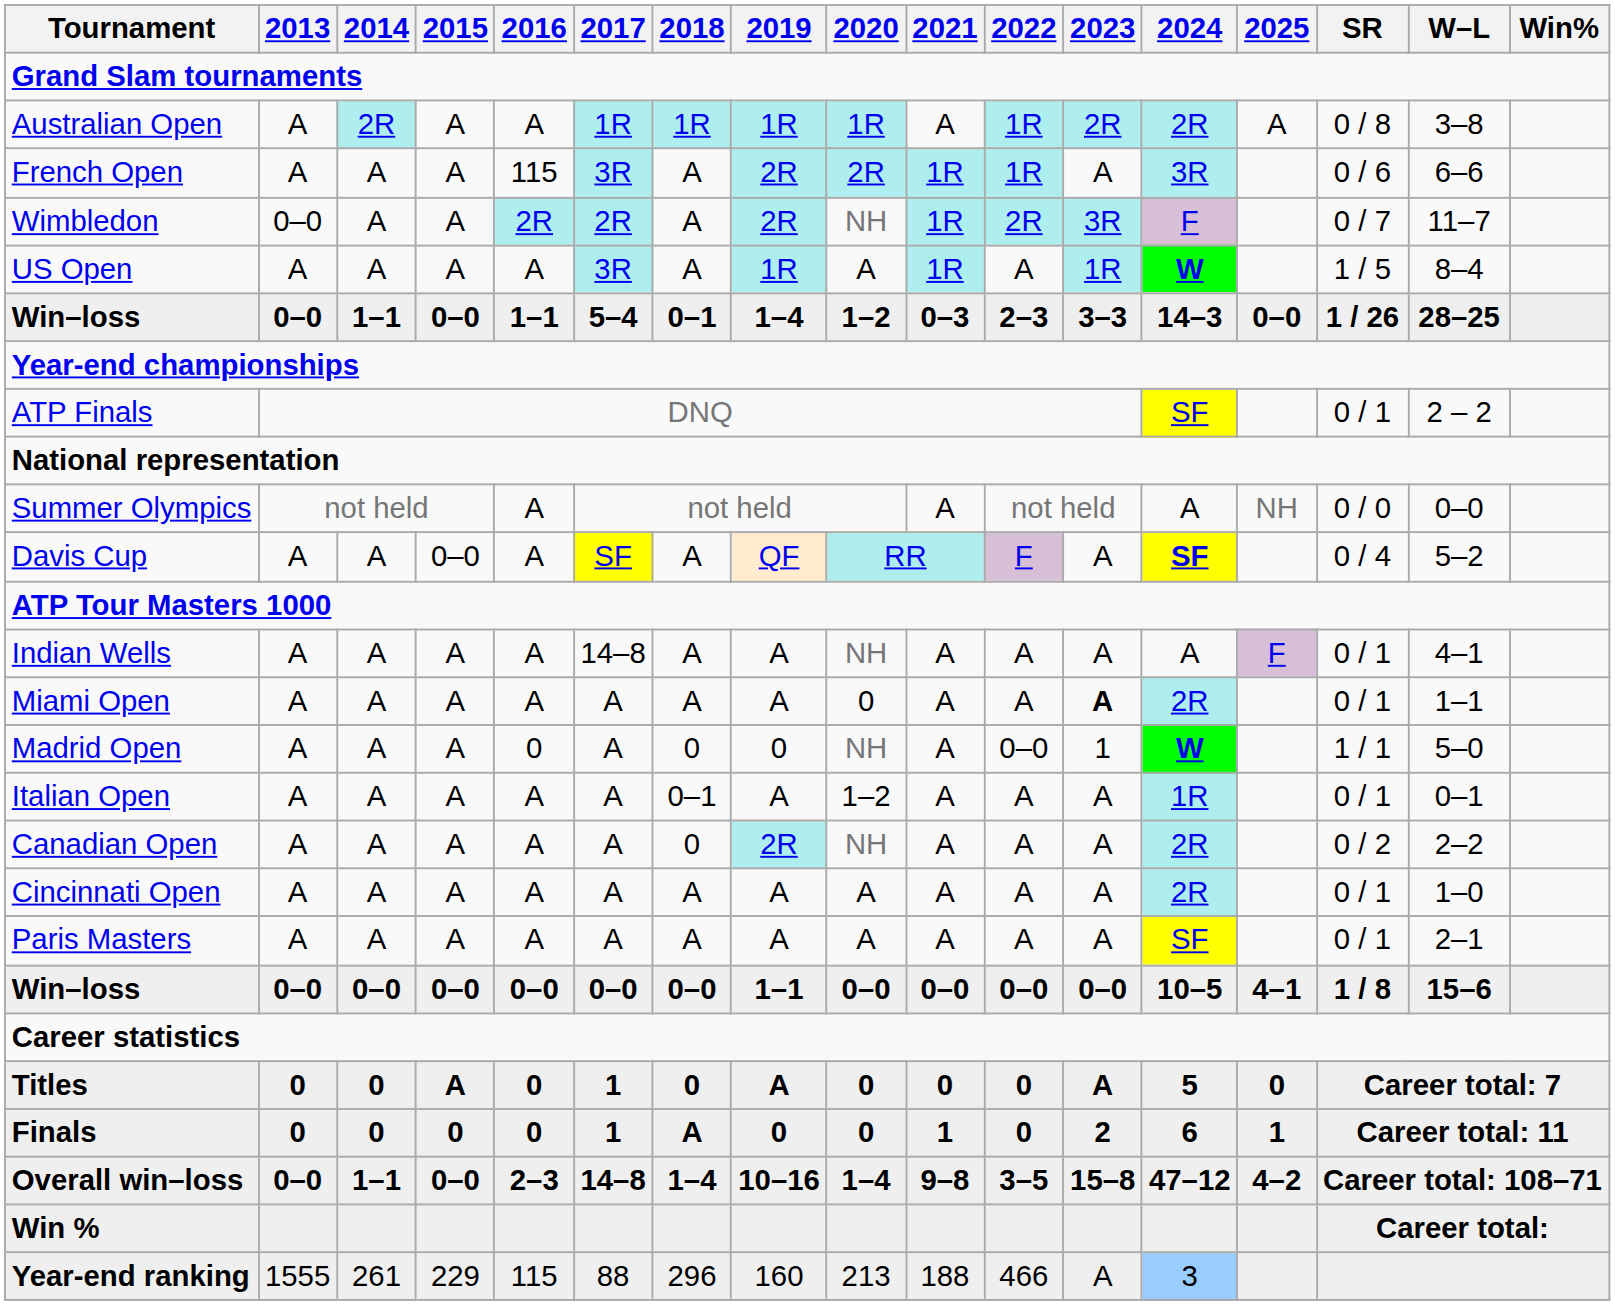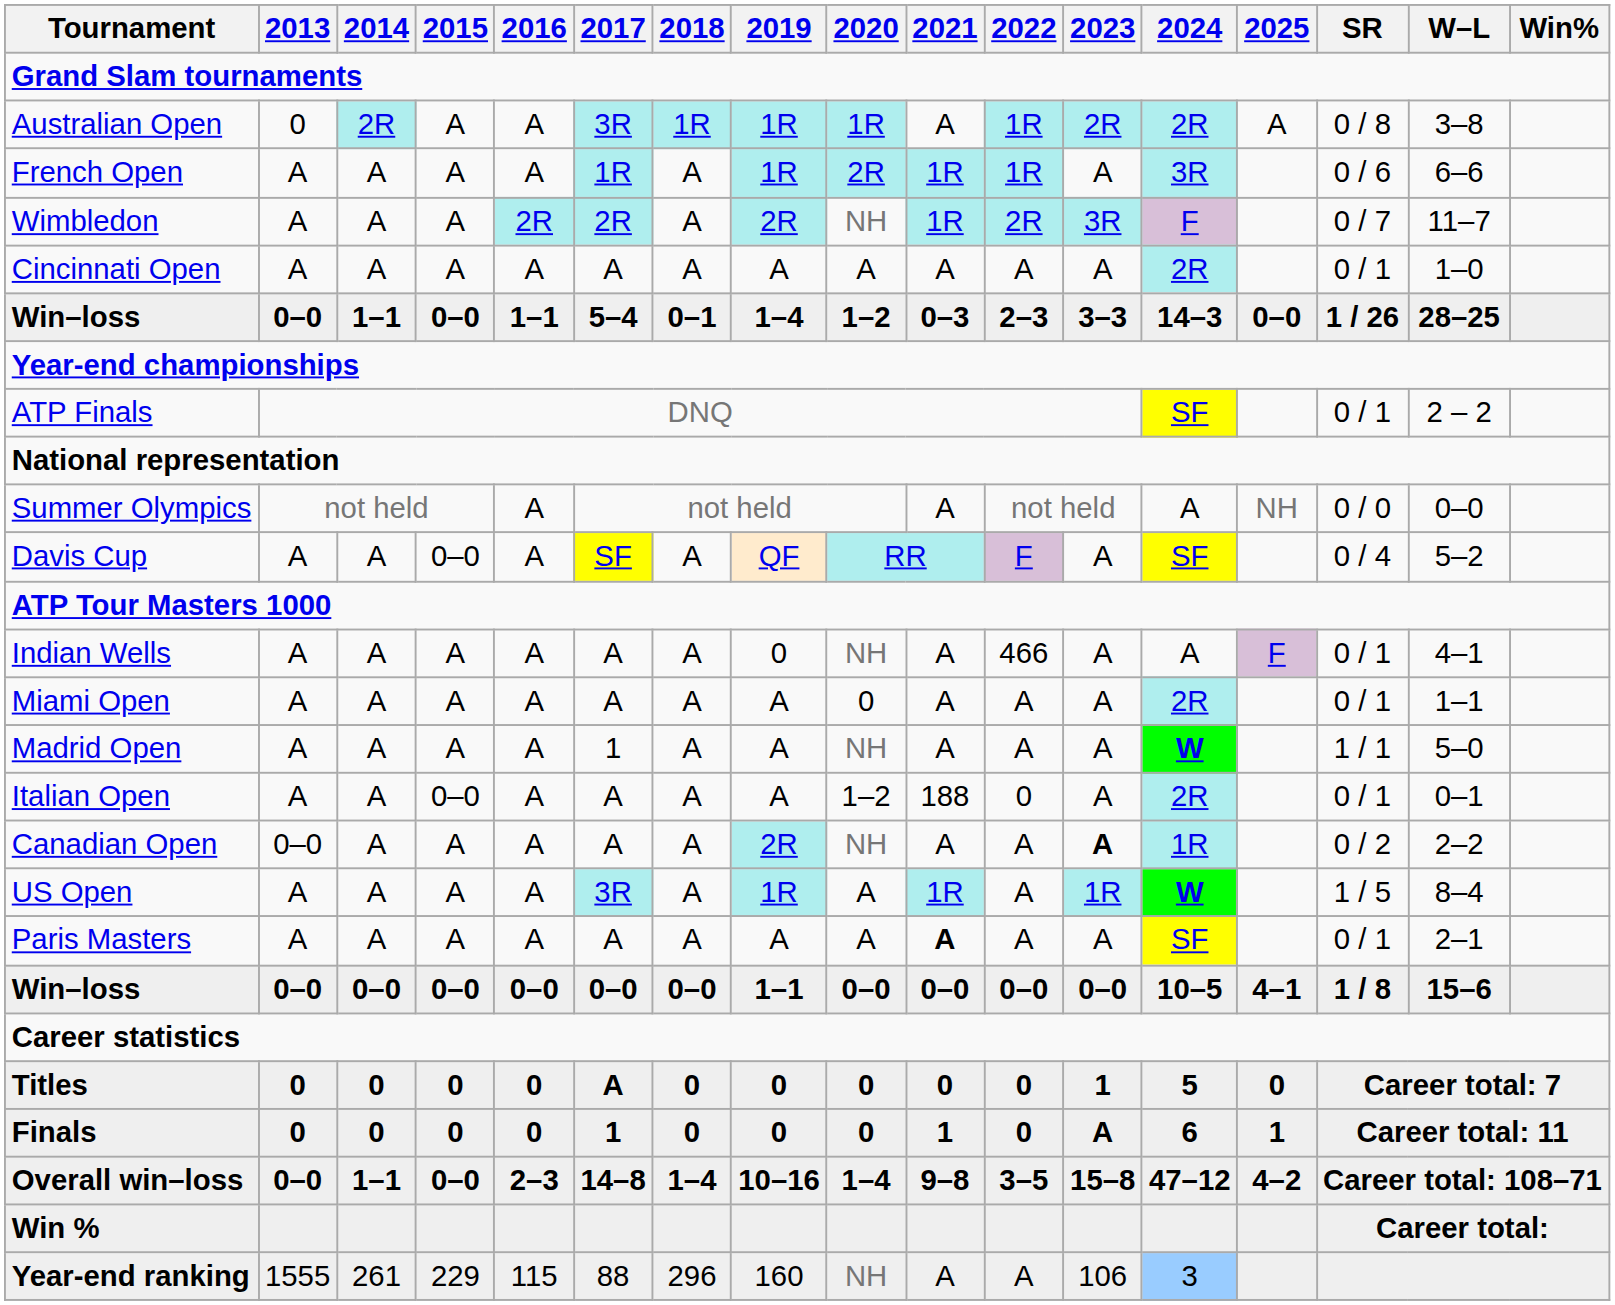(298, 124) A -> (298, 124) 0
(613, 124) 1R -> (613, 124) 3R
(534, 172) 115 -> (534, 172) A
(613, 172) 3R -> (613, 172) 1R
(779, 172) 2R -> (779, 172) 1R
(298, 220) 0–0 -> (298, 220) A
rows swapped: (72, 268) <-> (116, 892)
(1190, 556) bold -> (1190, 556) normal
(613, 652) 14–8 -> (613, 652) A
(779, 652) A -> (779, 652) 0
(1024, 652) A -> (1024, 652) 466
(1103, 700) bold -> (1103, 700) normal
(534, 748) 0 -> (534, 748) A
(613, 748) A -> (613, 748) 1
(692, 748) 0 -> (692, 748) A
(779, 748) 0 -> (779, 748) A
(1024, 748) 0–0 -> (1024, 748) A
(1103, 748) 1 -> (1103, 748) A
(455, 796) A -> (455, 796) 0–0
(692, 796) 0–1 -> (692, 796) A
(945, 796) A -> (945, 796) 188
(1024, 796) A -> (1024, 796) 0
(1190, 796) 1R -> (1190, 796) 2R
(298, 844) A -> (298, 844) 0–0
(692, 844) 0 -> (692, 844) A
(1103, 844) normal -> (1103, 844) bold
(1190, 844) 2R -> (1190, 844) 1R
(945, 940) normal -> (945, 940) bold
(455, 1084) A -> (455, 1084) 0
(613, 1084) 1 -> (613, 1084) A
(779, 1084) A -> (779, 1084) 0
(1103, 1084) A -> (1103, 1084) 1
(692, 1132) A -> (692, 1132) 0
(1103, 1132) 2 -> (1103, 1132) A
(866, 1276) 213 -> (866, 1276) NH
(945, 1276) 188 -> (945, 1276) A
(1024, 1276) 466 -> (1024, 1276) A
(1103, 1276) A -> (1103, 1276) 106
